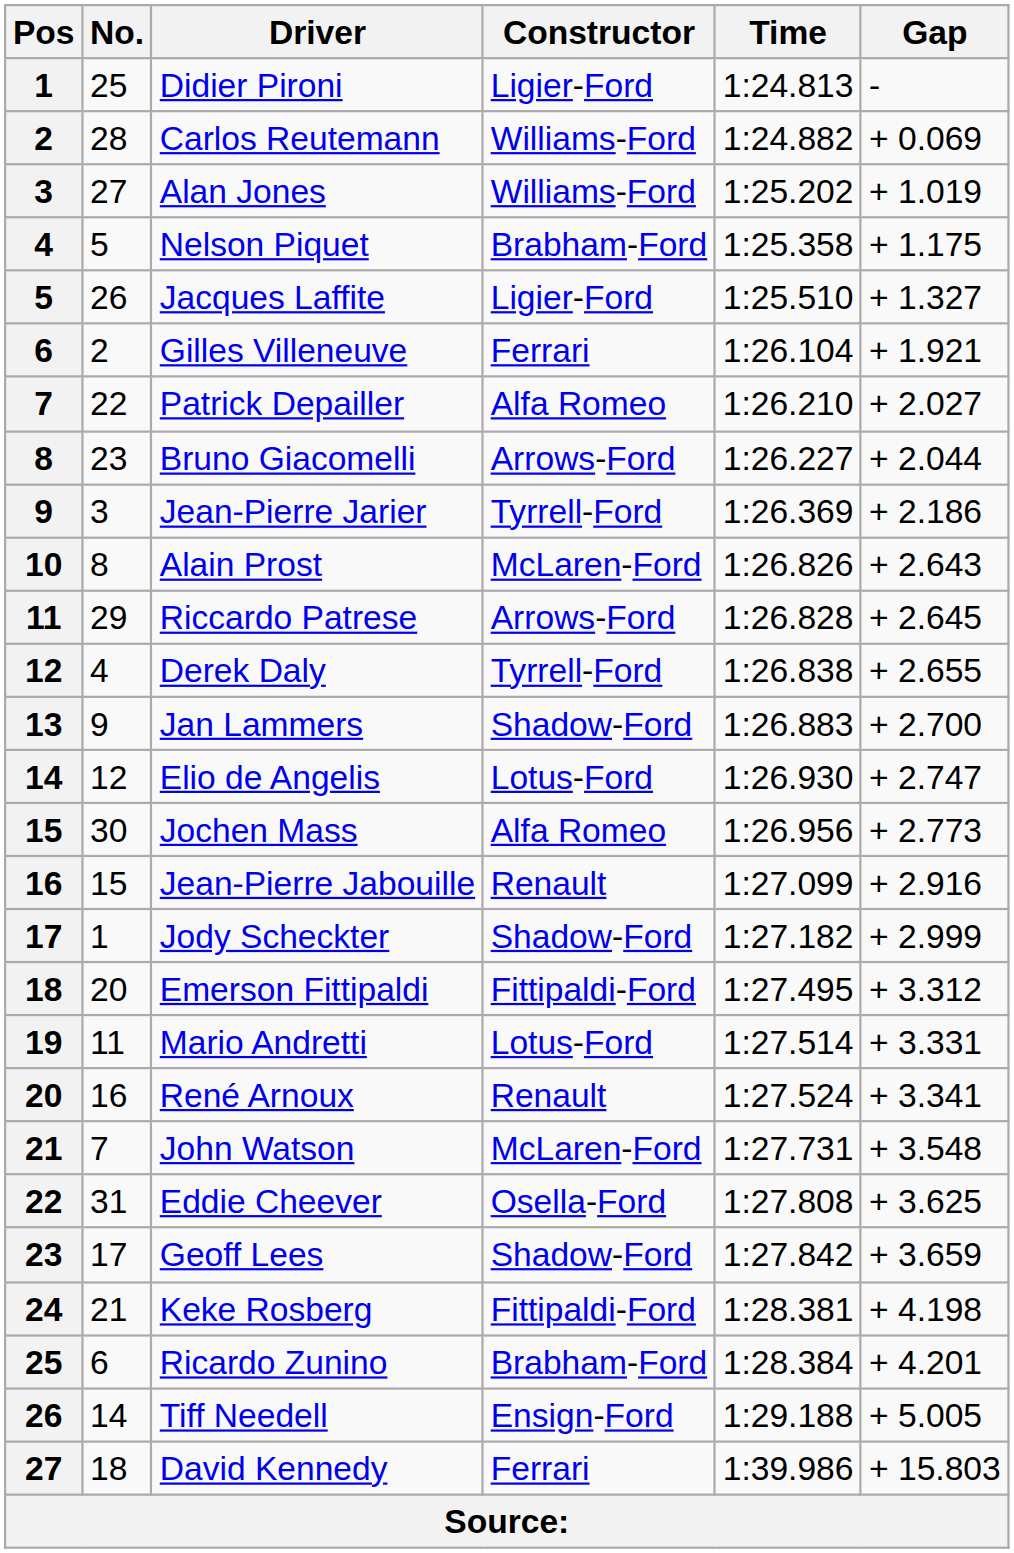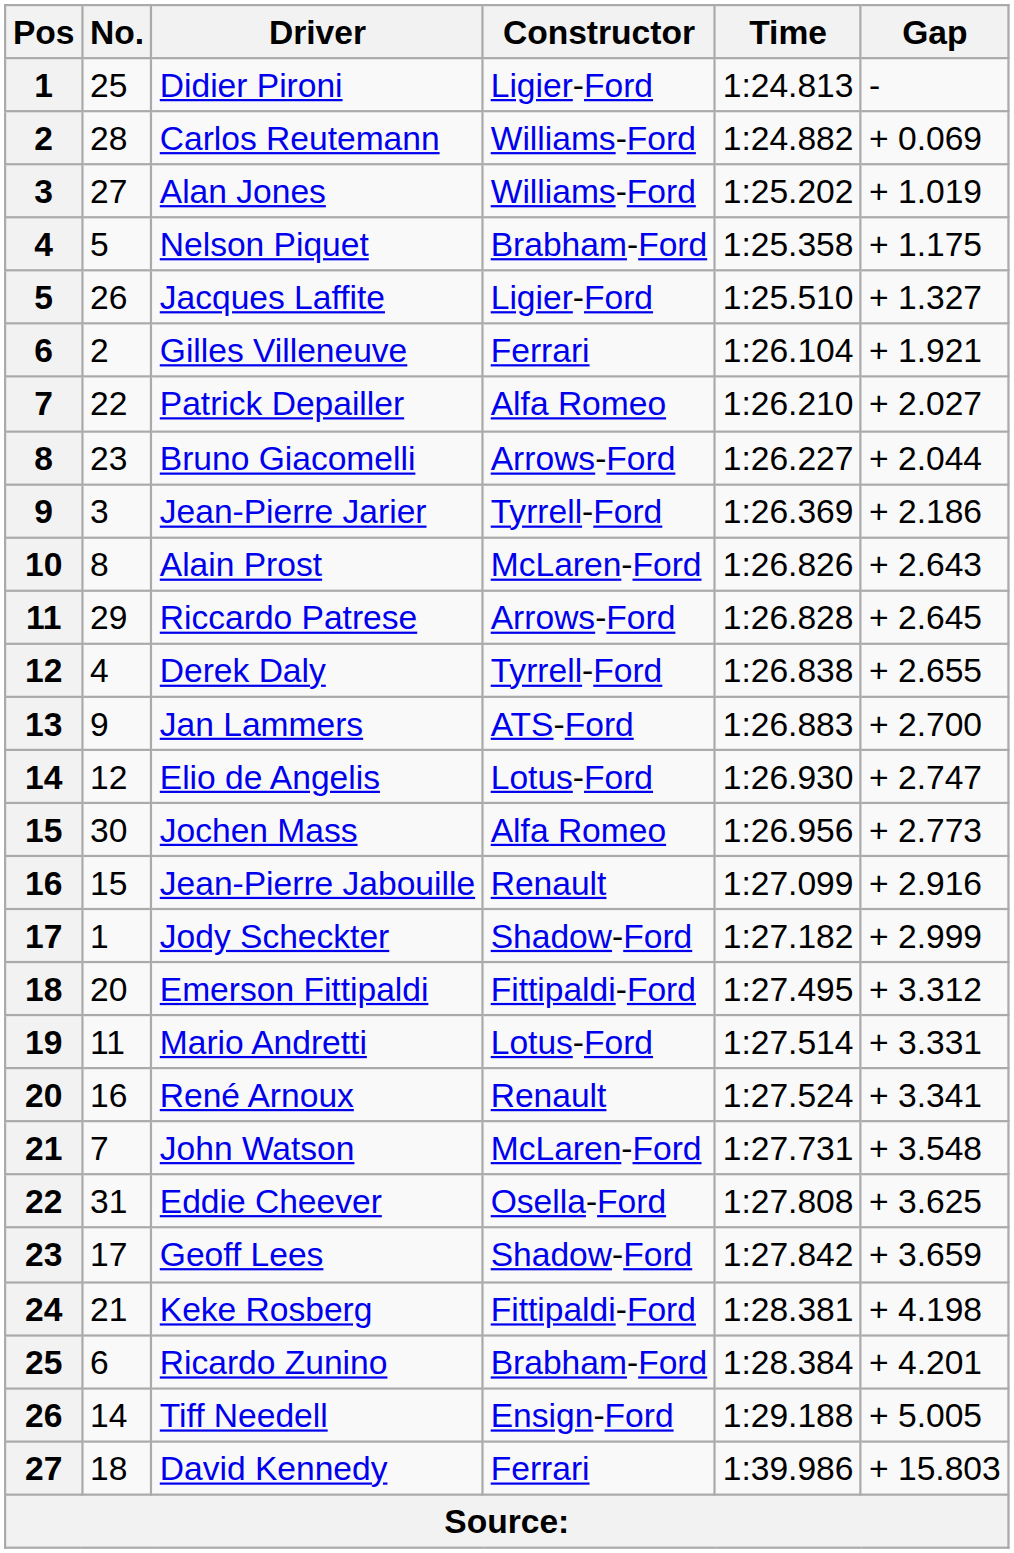(591, 723) Shadow-Ford -> (562, 723) ATS-Ford
